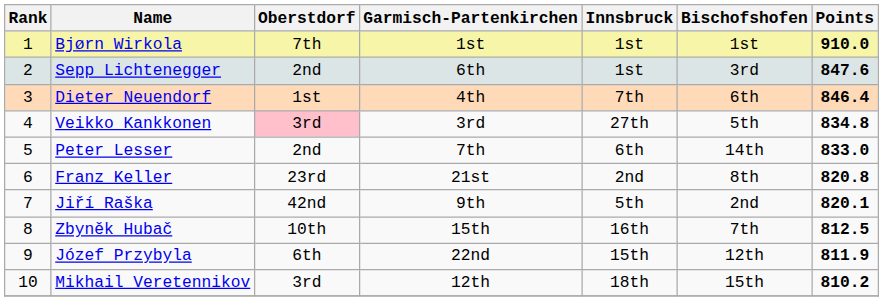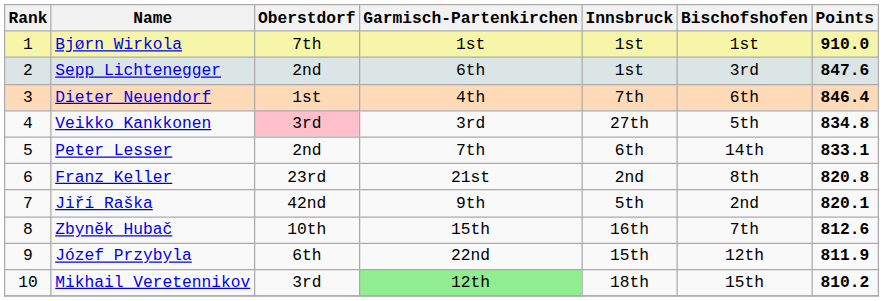(845, 150) 833.0 -> (845, 150) 833.1
(845, 230) 812.5 -> (845, 230) 812.6
(471, 283) no background -> (471, 283) lightgreen background
